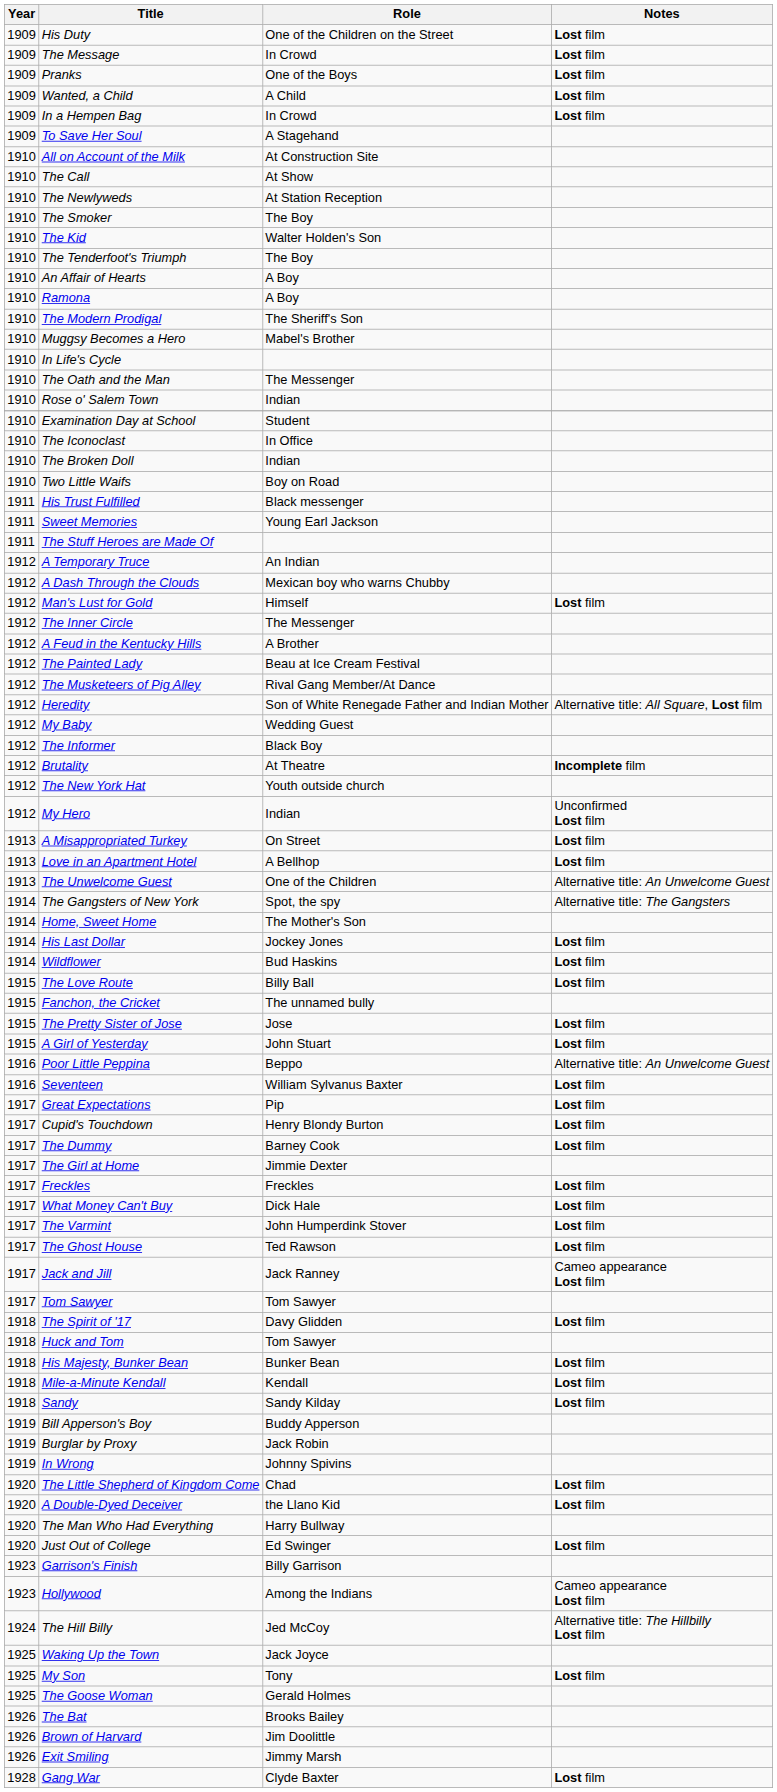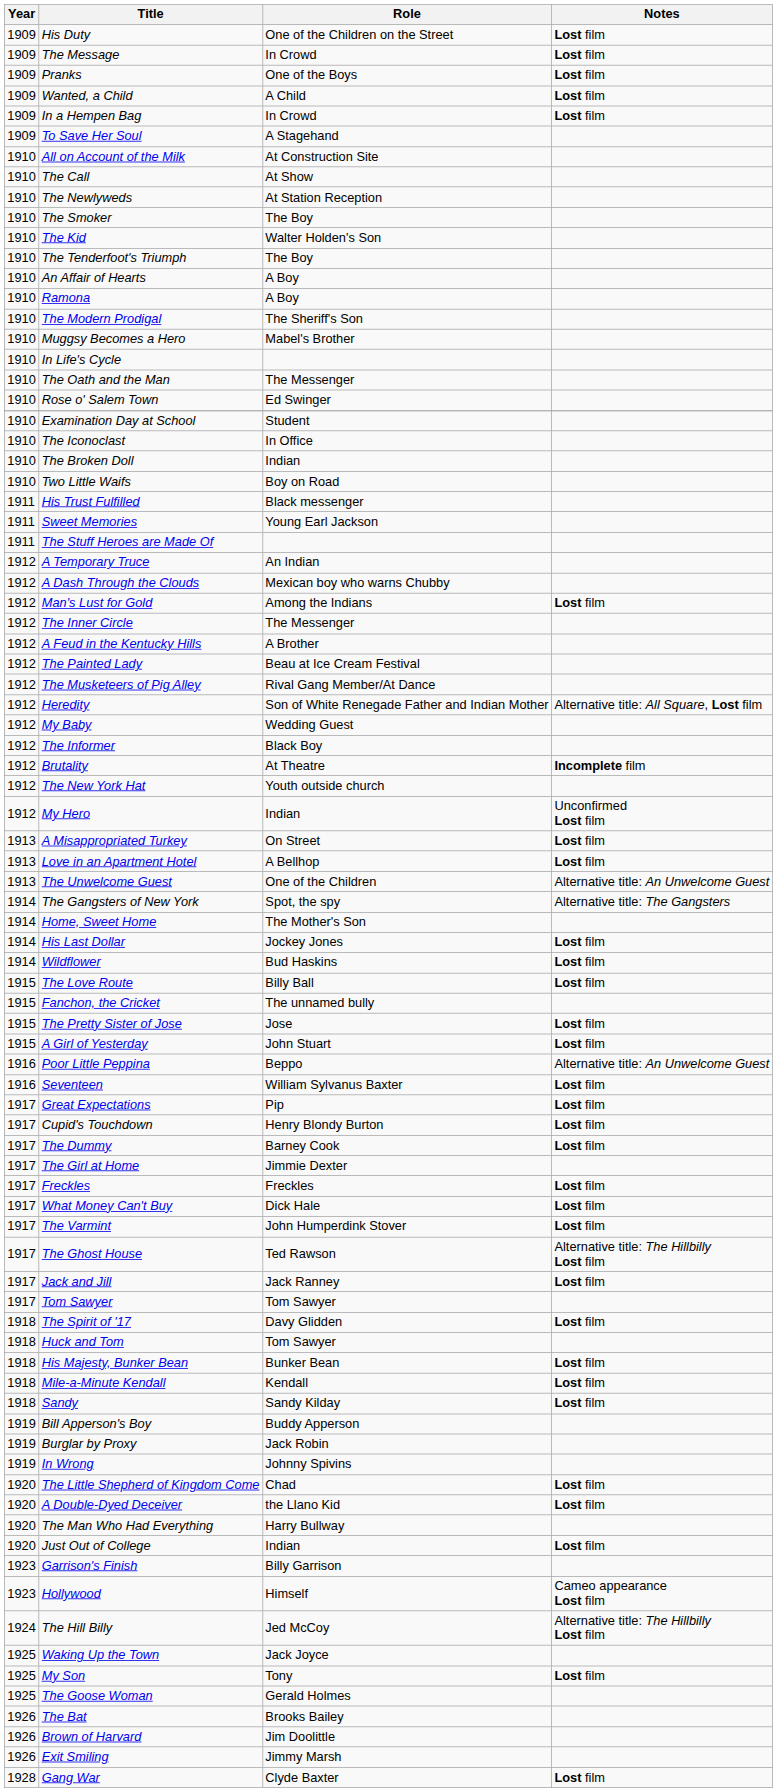(283, 400) Indian -> (298, 400) Ed Swinger
(287, 603) Himself -> (319, 603) Among the Indians
(580, 1247) Lost film -> (633, 1254) Alternative title: The Hillbilly Lost film
(611, 1274) Cameo appearance Lost film -> (580, 1281) Lost film
(298, 1545) Ed Swinger -> (283, 1545) Indian
(319, 1593) Among the Indians -> (287, 1593) Himself
